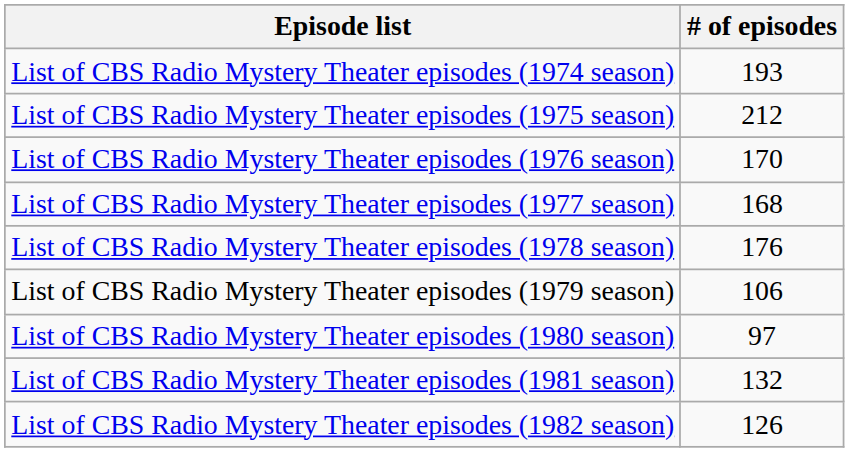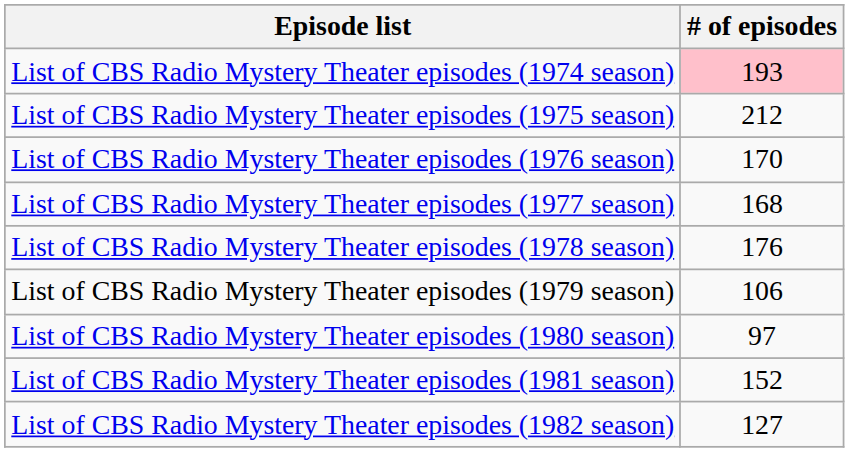(762, 70) no background -> (762, 70) pink background
(762, 379) 132 -> (762, 379) 152
(762, 423) 126 -> (762, 423) 127
